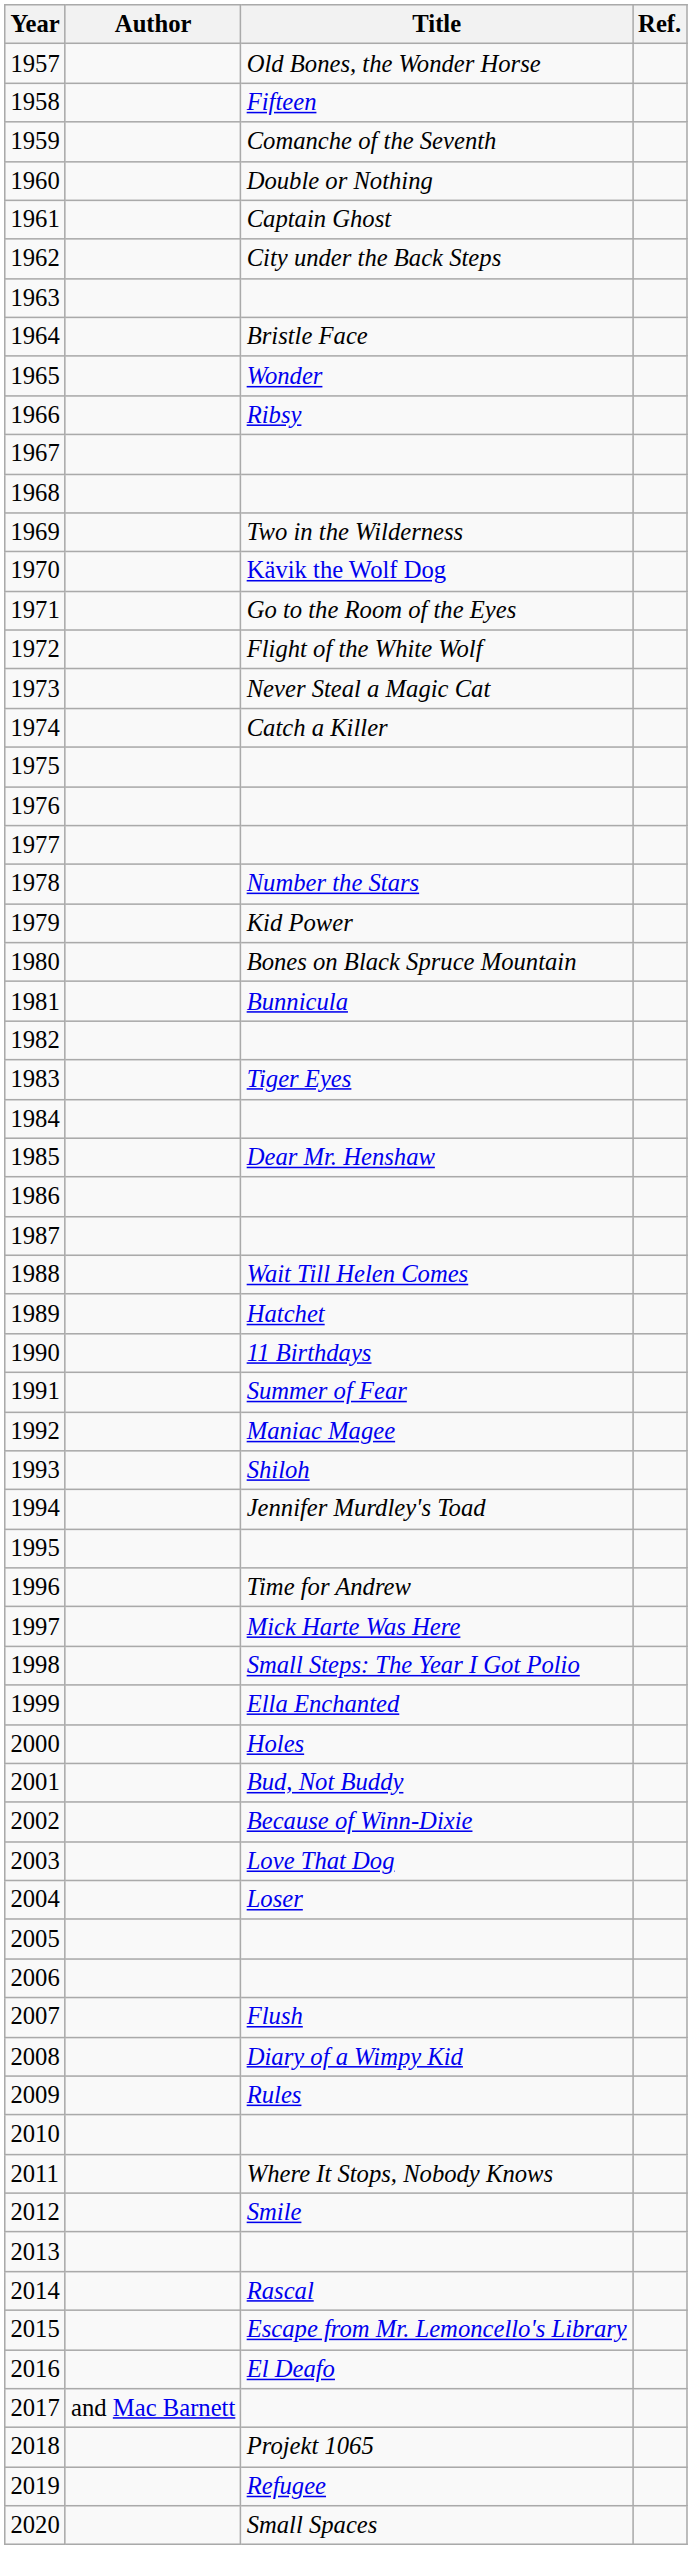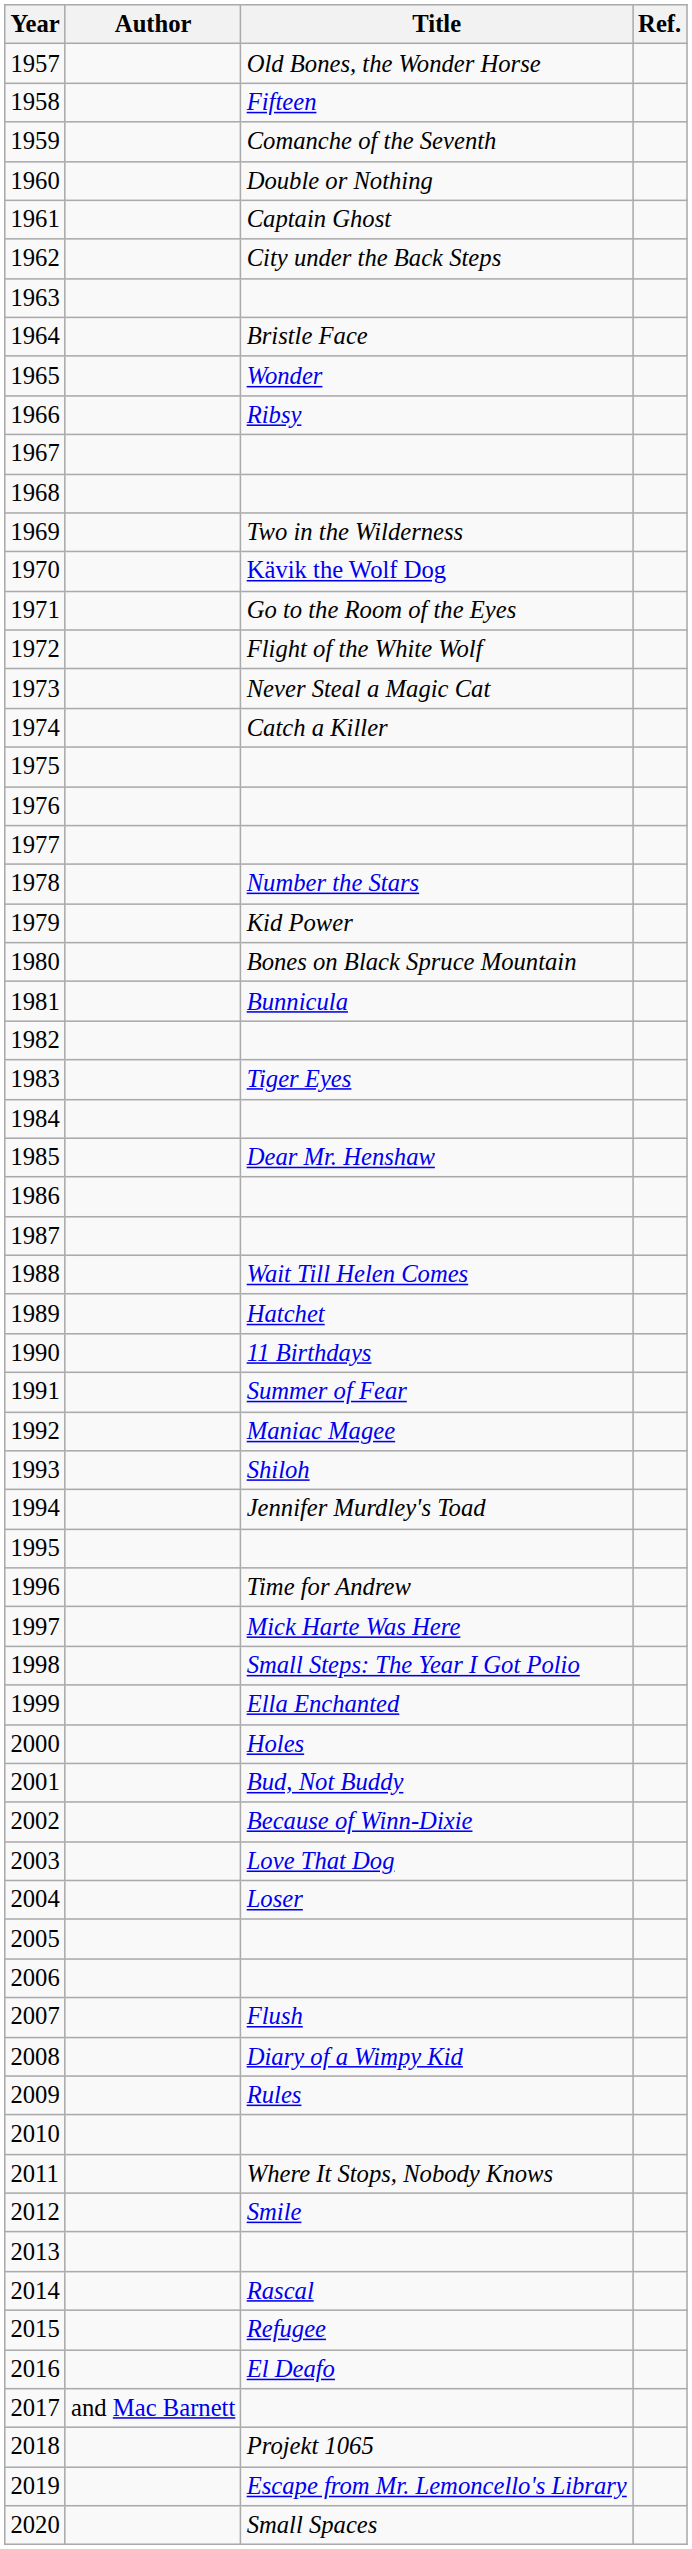(437, 2329) Escape from Mr. Lemoncello's Library -> (286, 2329) Refugee
(286, 2485) Refugee -> (437, 2485) Escape from Mr. Lemoncello's Library
